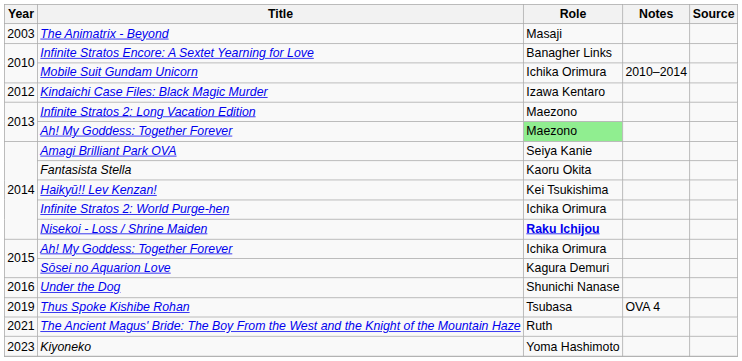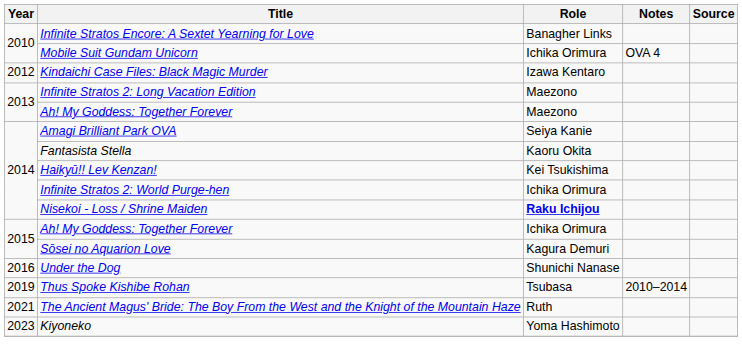- row: (21, 33)
(656, 72) 2010–2014 -> (643, 53) OVA 4
(552, 131) lightgreen background -> (552, 111) no background
(643, 307) OVA 4 -> (656, 287) 2010–2014
